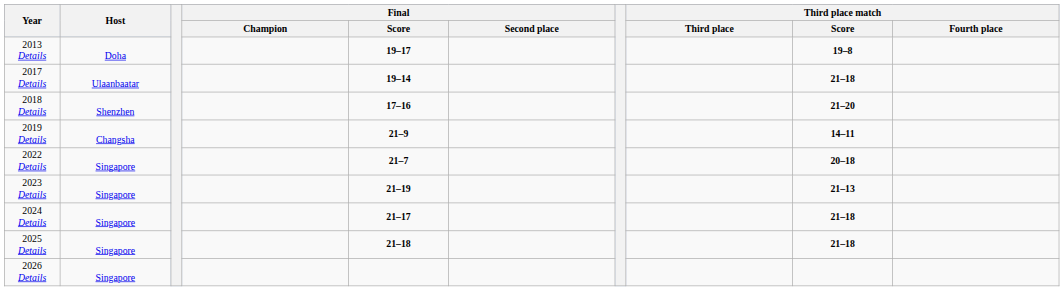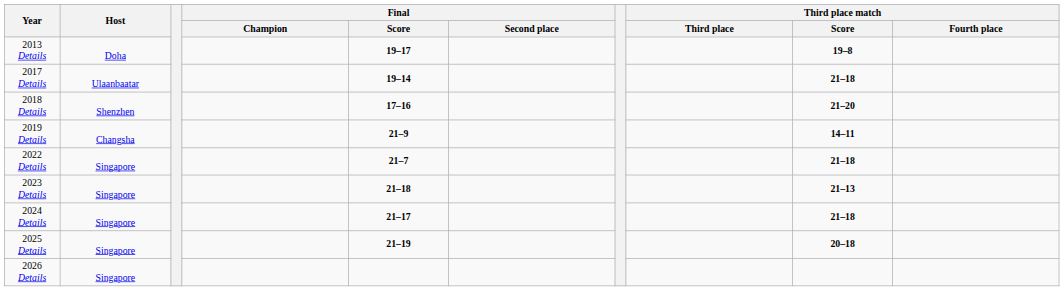(843, 161) 20–18 -> (843, 161) 21–18
(399, 189) 21–19 -> (399, 189) 21–18
(399, 245) 21–18 -> (399, 245) 21–19
(843, 245) 21–18 -> (843, 245) 20–18
